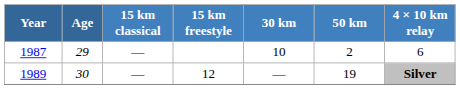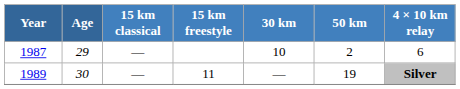(208, 74) 12 -> (208, 74) 11
